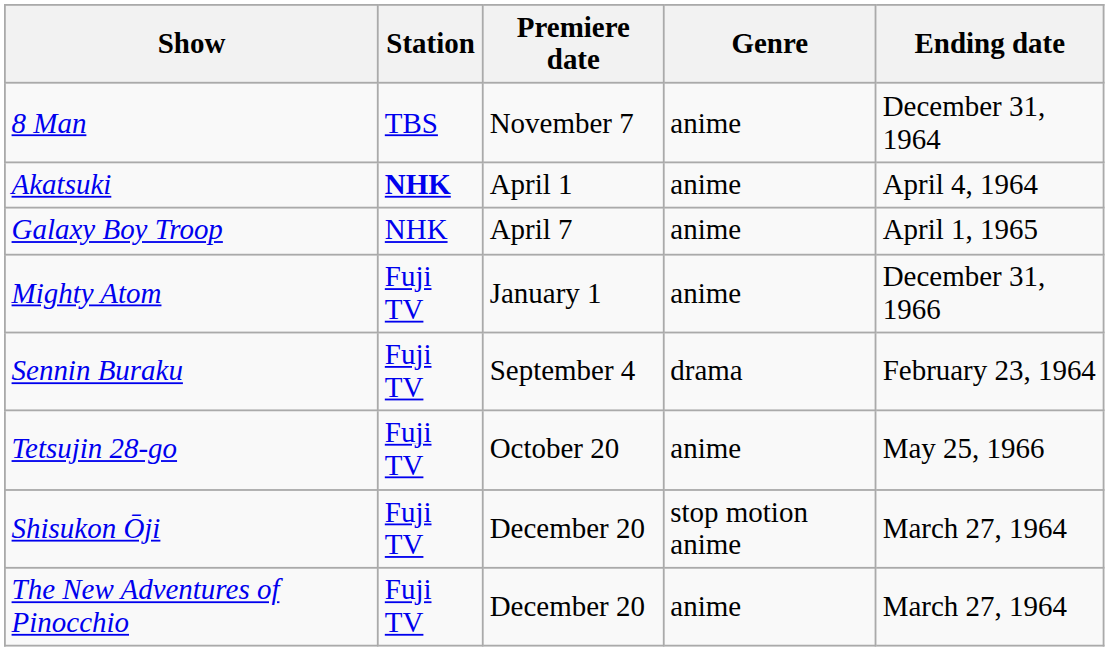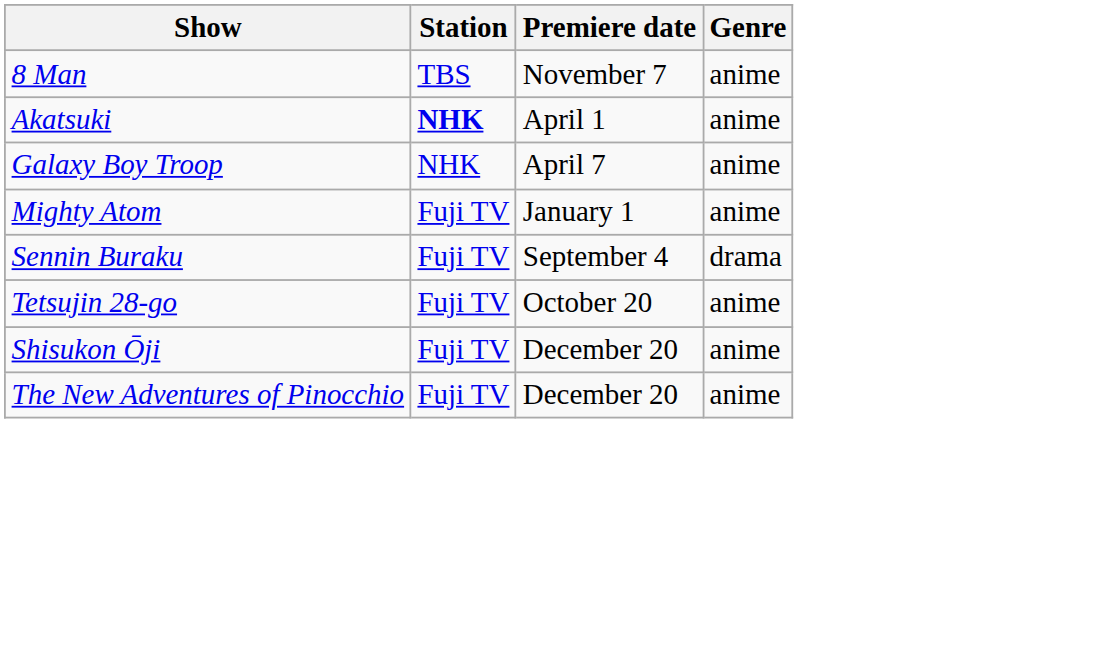- column: (990, 43)
(739, 528) stop motion anime -> (745, 348) anime
